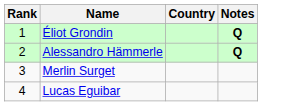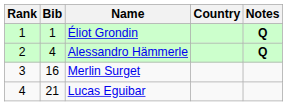+ column: (52, 14)
